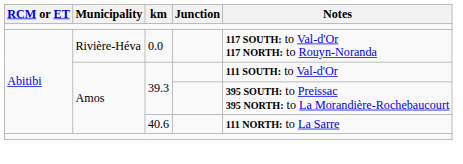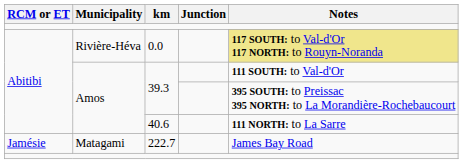(301, 45) no background -> (307, 45) khaki background
+ row: (100, 143)
